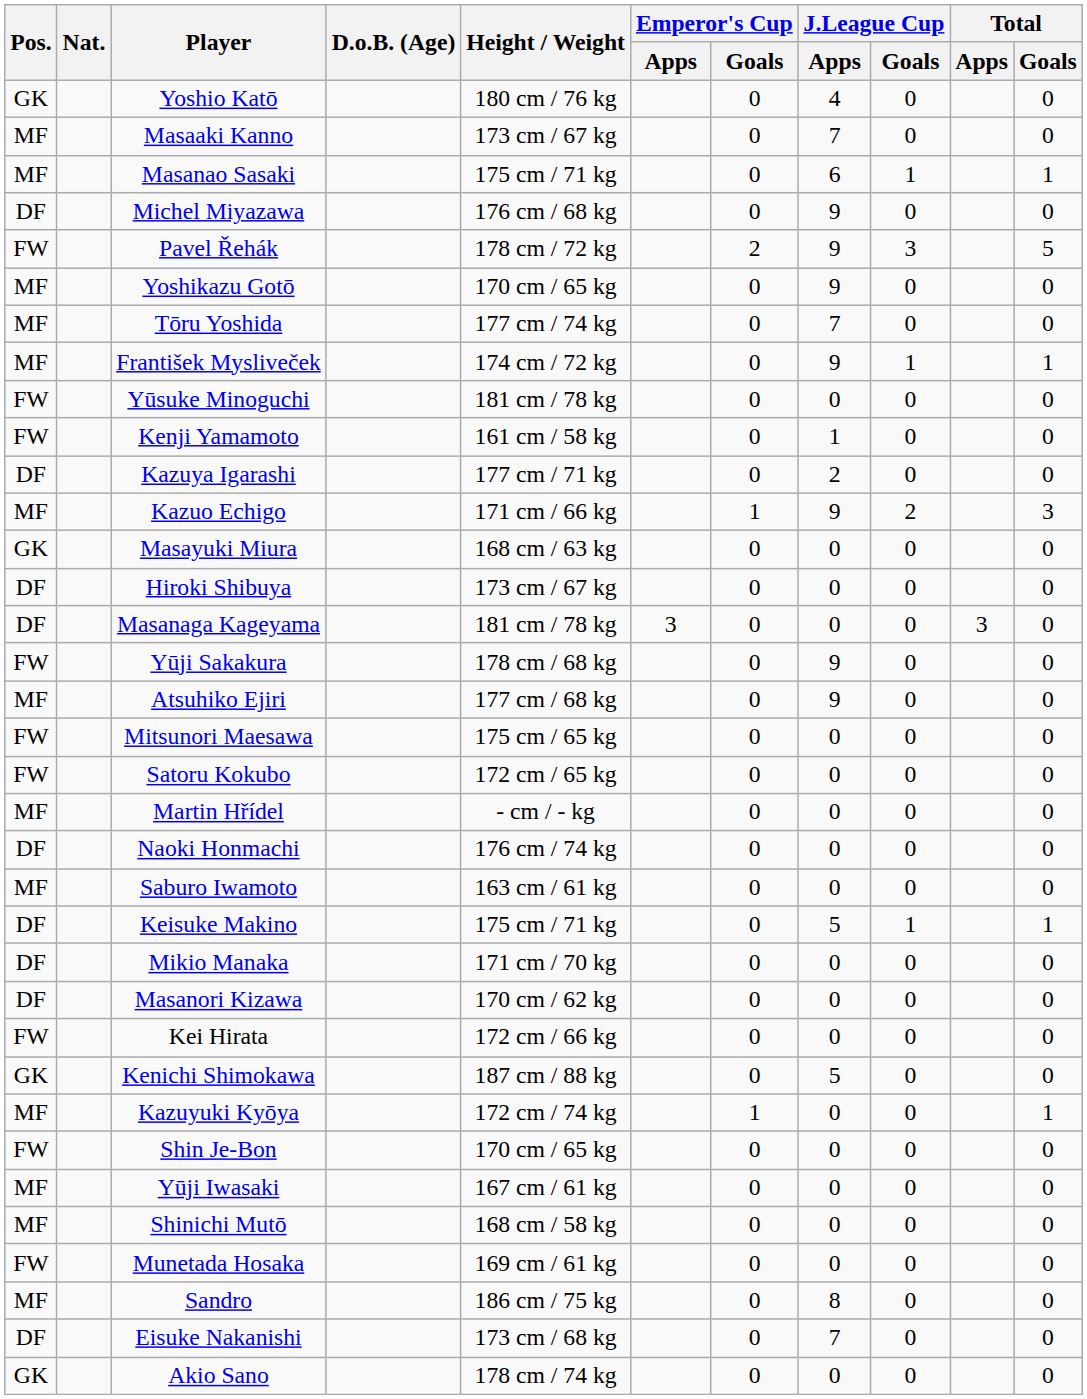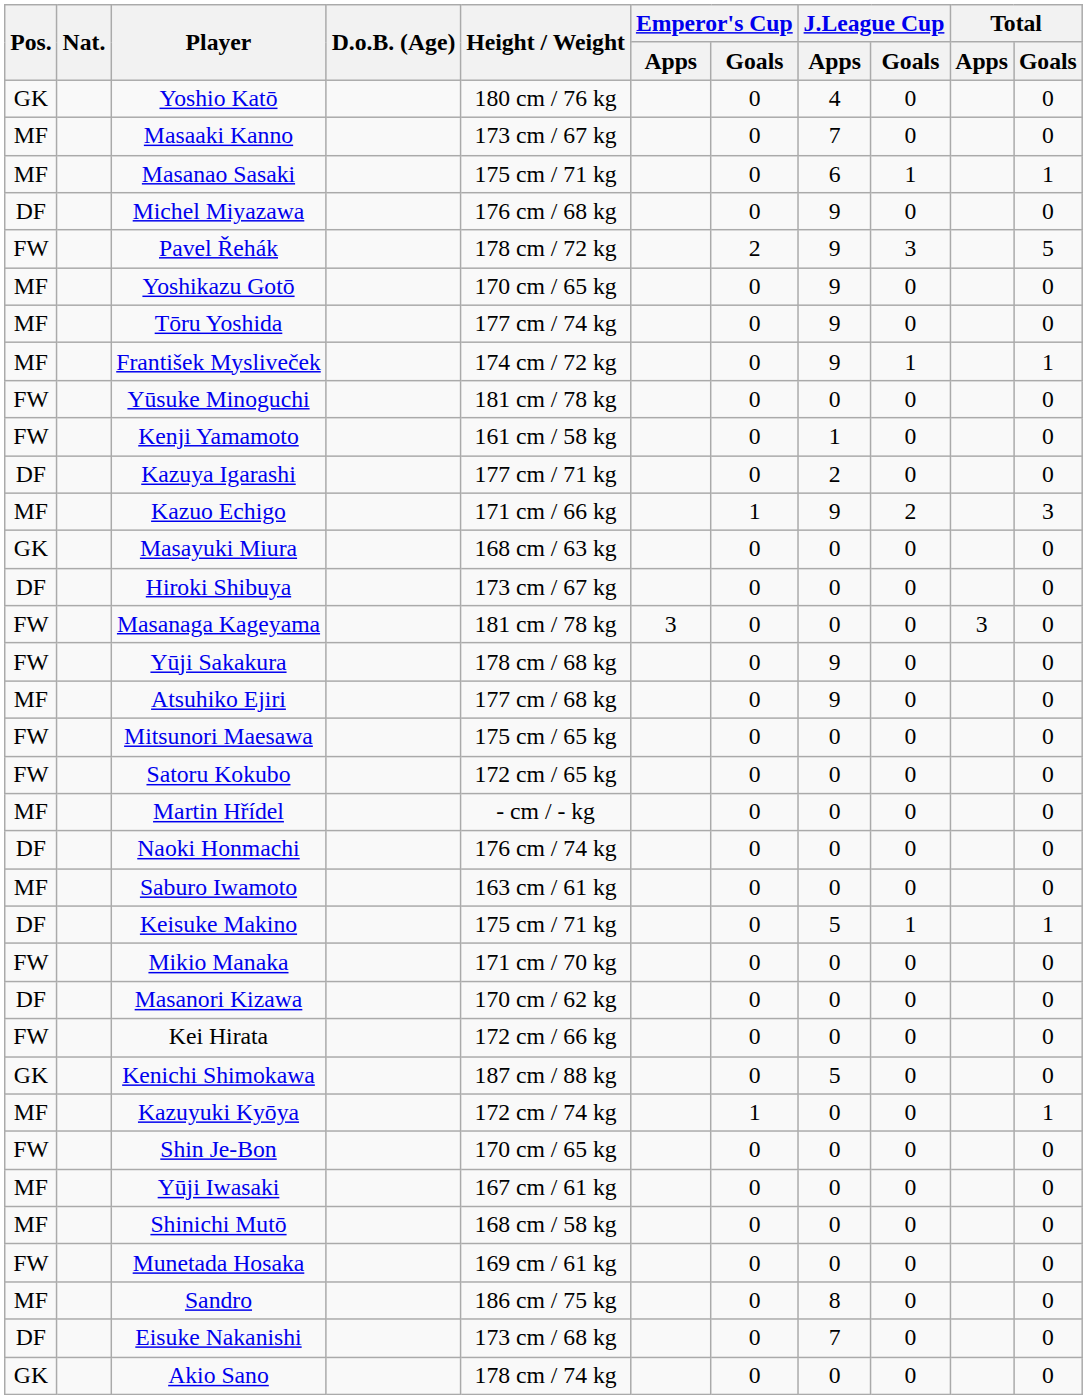(835, 323) 7 -> (835, 323) 9
(31, 624) DF -> (31, 624) FW
(31, 962) DF -> (31, 962) FW
